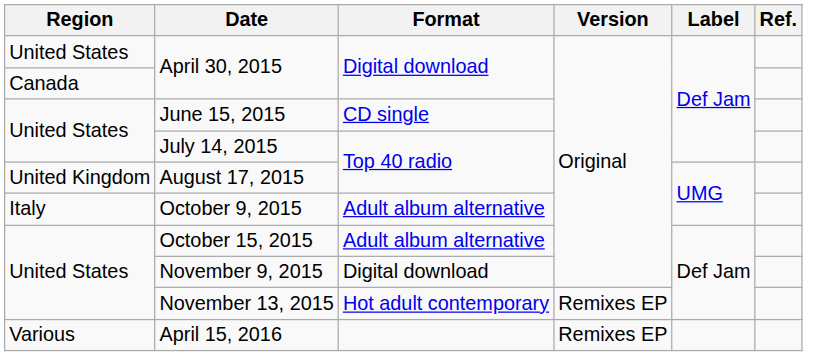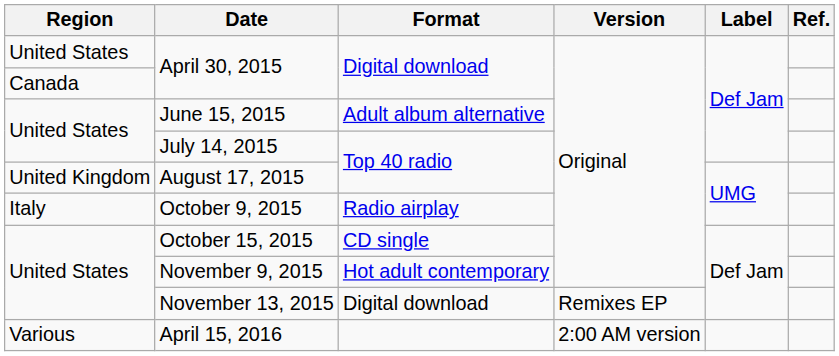(386, 114) CD single -> (444, 114) Adult album alternative
(444, 209) Adult album alternative -> (401, 209) Radio airplay
(444, 240) Adult album alternative -> (386, 240) CD single
(416, 271) Digital download -> (446, 271) Hot adult contemporary
(446, 303) Hot adult contemporary -> (416, 303) Digital download
(613, 334) Remixes EP -> (629, 334) 2:00 AM version
